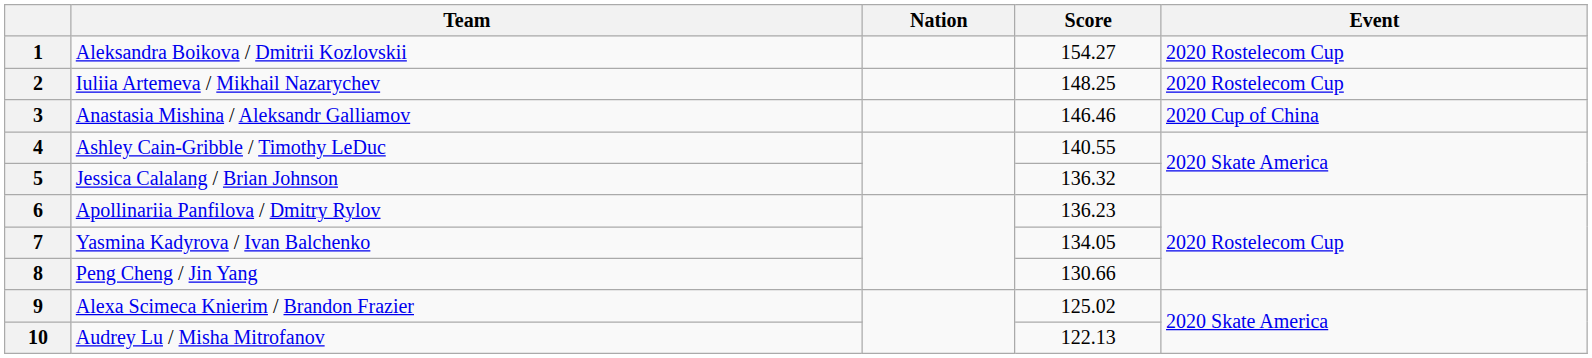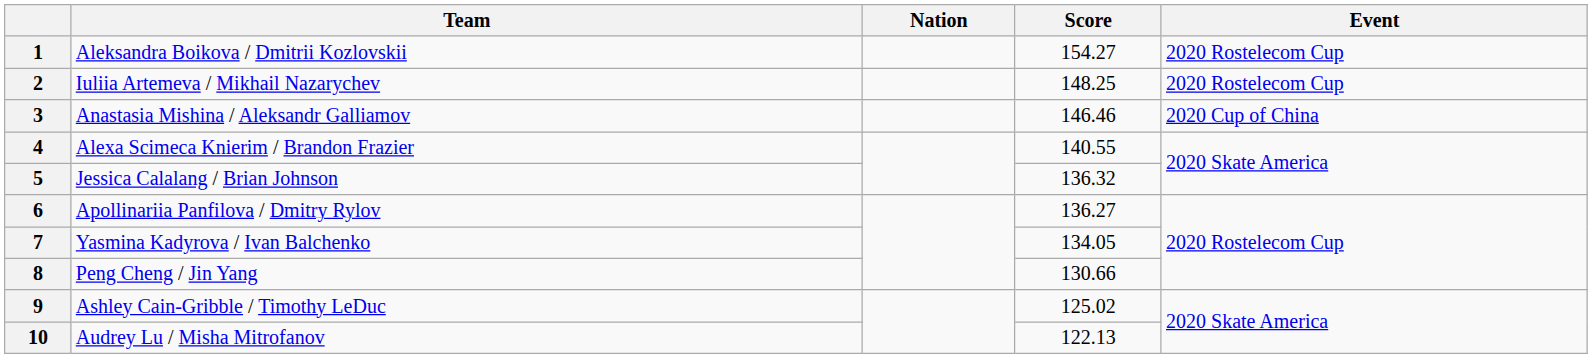(231, 147) Ashley Cain-Gribble / Timothy LeDuc -> (245, 147) Alexa Scimeca Knierim / Brandon Frazier
(1088, 210) 136.23 -> (1088, 210) 136.27
(245, 305) Alexa Scimeca Knierim / Brandon Frazier -> (231, 305) Ashley Cain-Gribble / Timothy LeDuc
